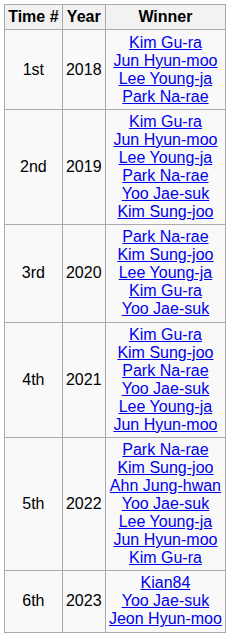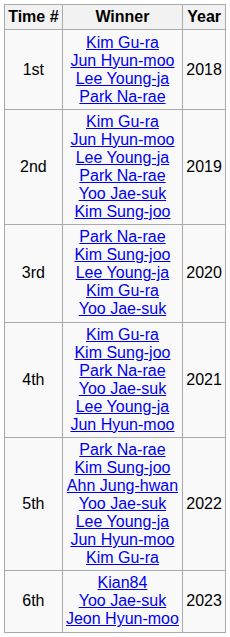columns swapped: (84, 17) <-> (165, 17)
